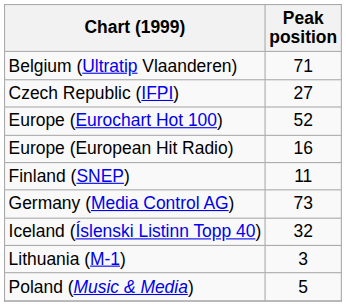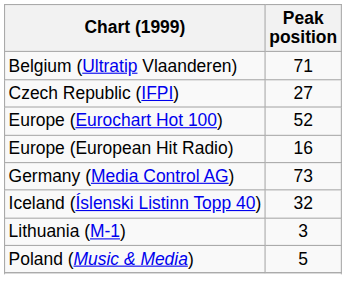- row: (69, 176)
